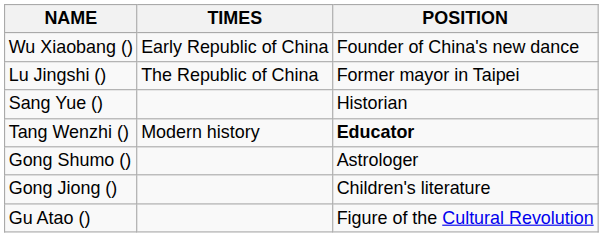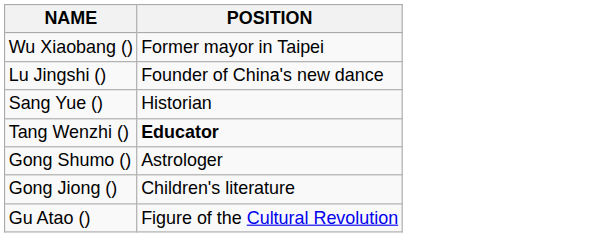- column: (235, 18)
(458, 47) Founder of China's new dance -> (233, 47) Former mayor in Taipei
(428, 75) Former mayor in Taipei -> (262, 75) Founder of China's new dance
